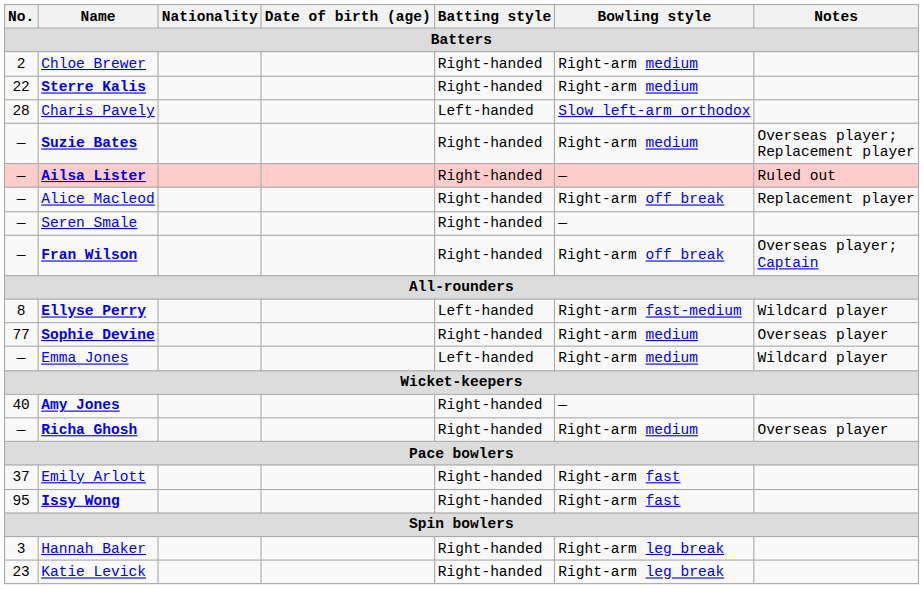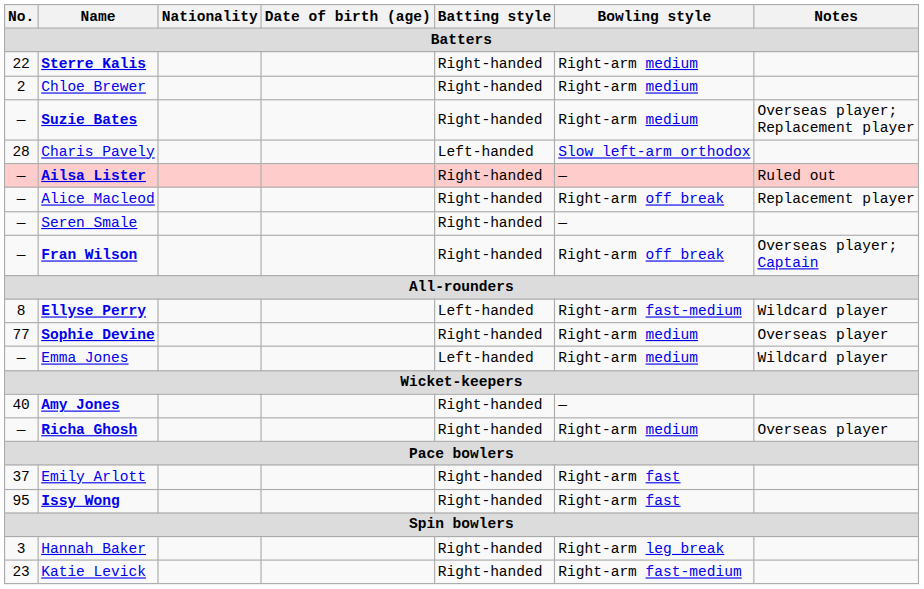rows swapped: (94, 64) <-> (94, 88)
rows swapped: (98, 111) <-> (89, 143)
(641, 572) Right-arm leg break -> (650, 572) Right-arm fast-medium
